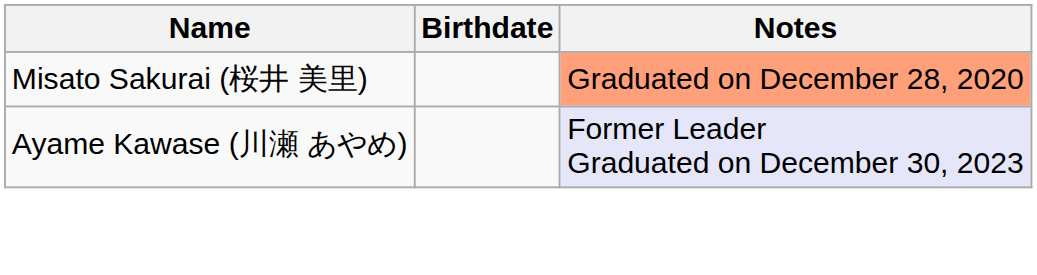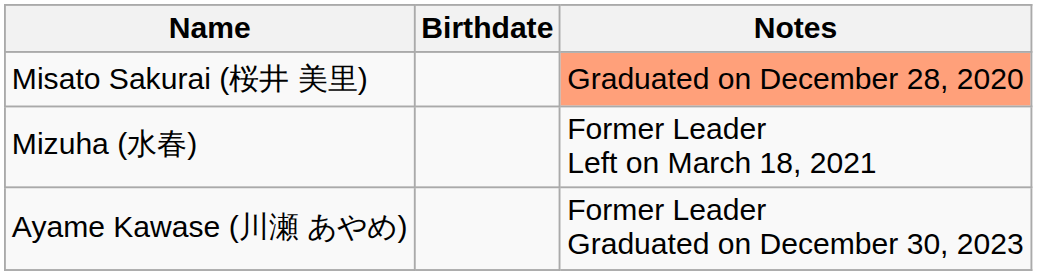+ row: (105, 145)
(795, 146) lavender background -> (795, 227) no background
